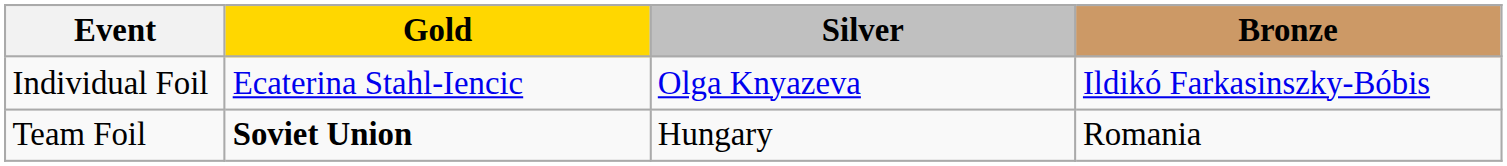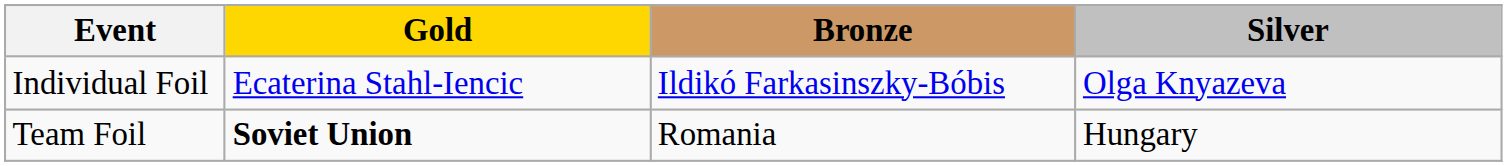columns swapped: (863, 30) <-> (1288, 30)
